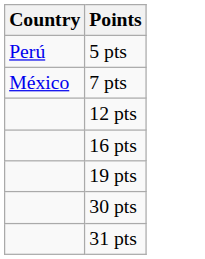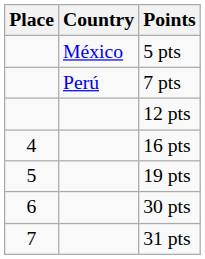+ column: (32, 20)
(27, 51) Perú -> (93, 51) México
(39, 82) México -> (81, 82) Perú
